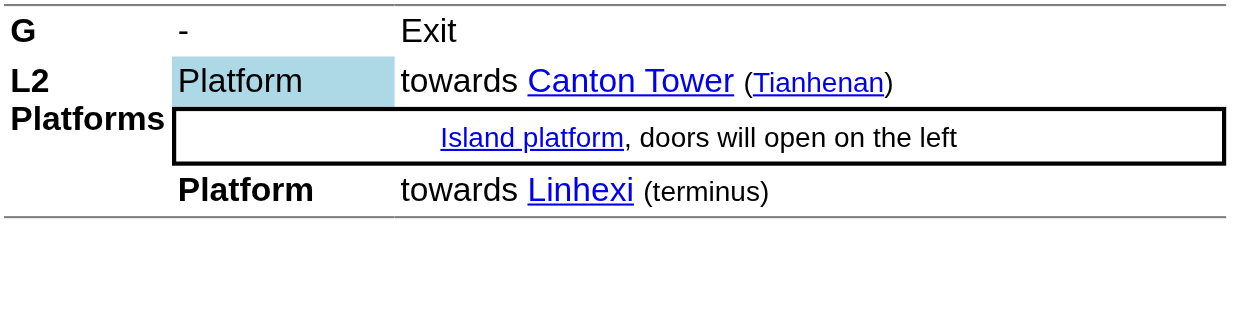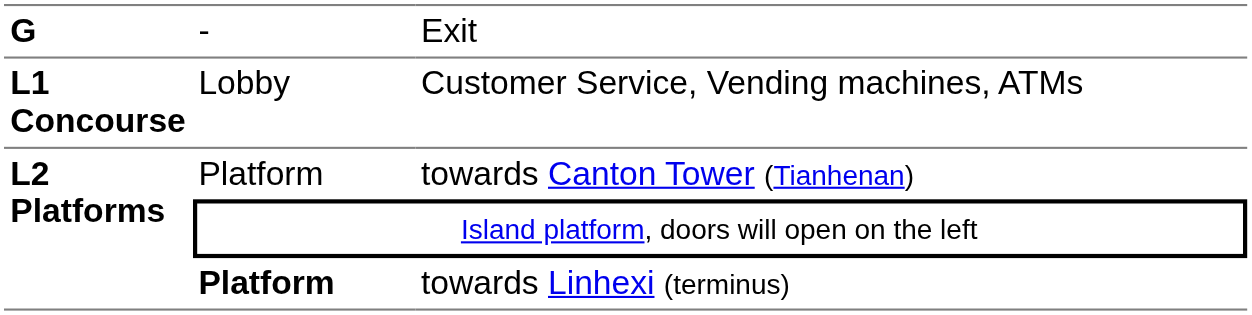+ row: (752, 83)
(240, 81) lightblue background -> (261, 173) no background
